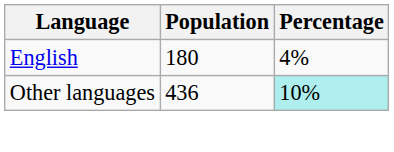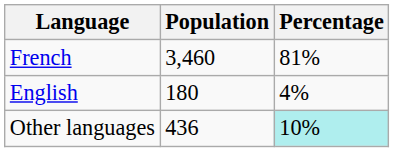+ row: (41, 57)
